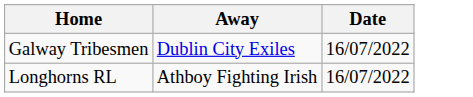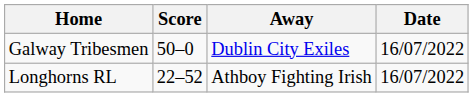+ column: (180, 19)
